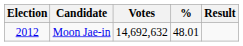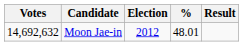columns swapped: (27, 13) <-> (142, 13)
